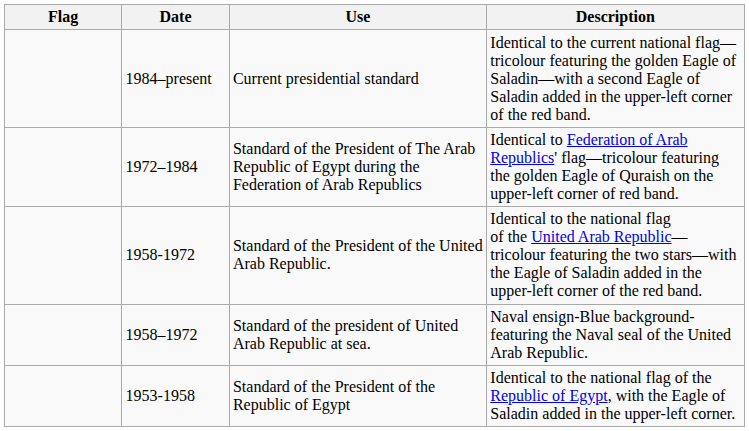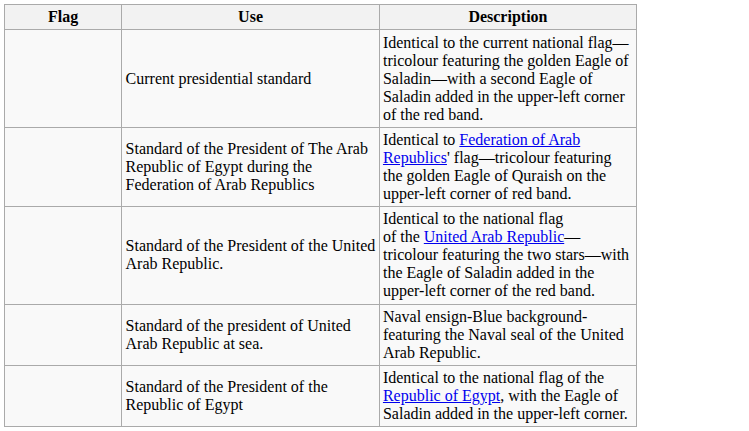- column: (176, 17)
